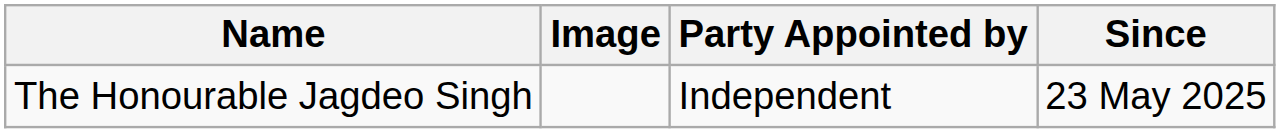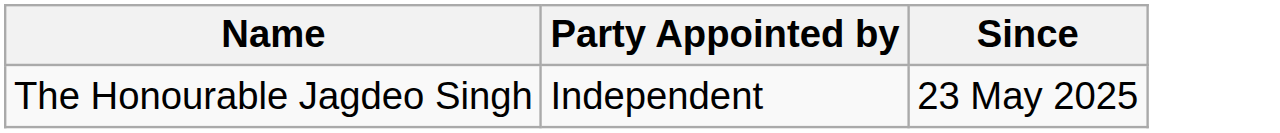- column: (606, 34)
